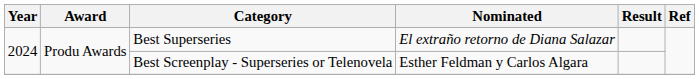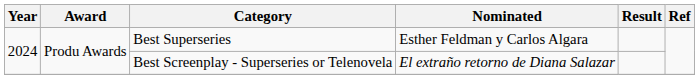(507, 39) El extraño retorno de Diana Salazar -> (494, 39) Esther Feldman y Carlos Algara
(494, 62) Esther Feldman y Carlos Algara -> (507, 62) El extraño retorno de Diana Salazar
